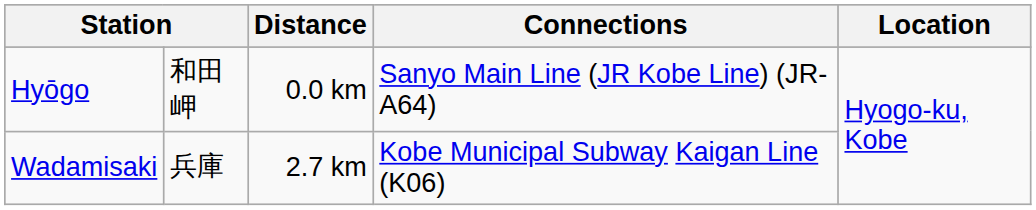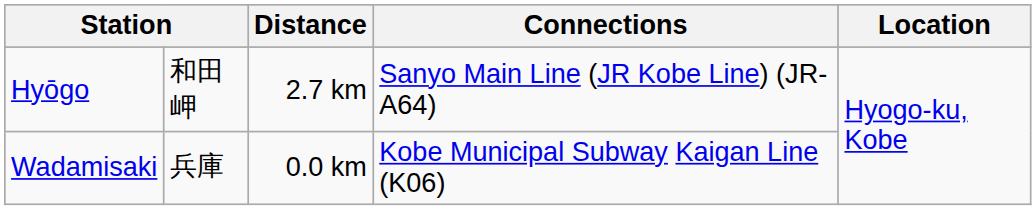(326, 89) 0.0 km -> (326, 89) 2.7 km
(326, 167) 2.7 km -> (326, 167) 0.0 km
